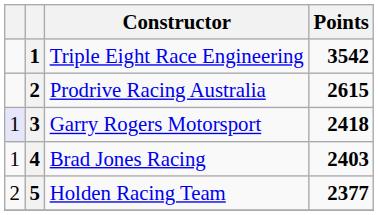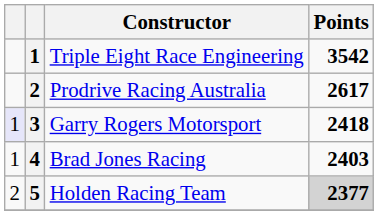(348, 90) 2615 -> (348, 90) 2617
(348, 193) no background -> (348, 193) lightgrey background
